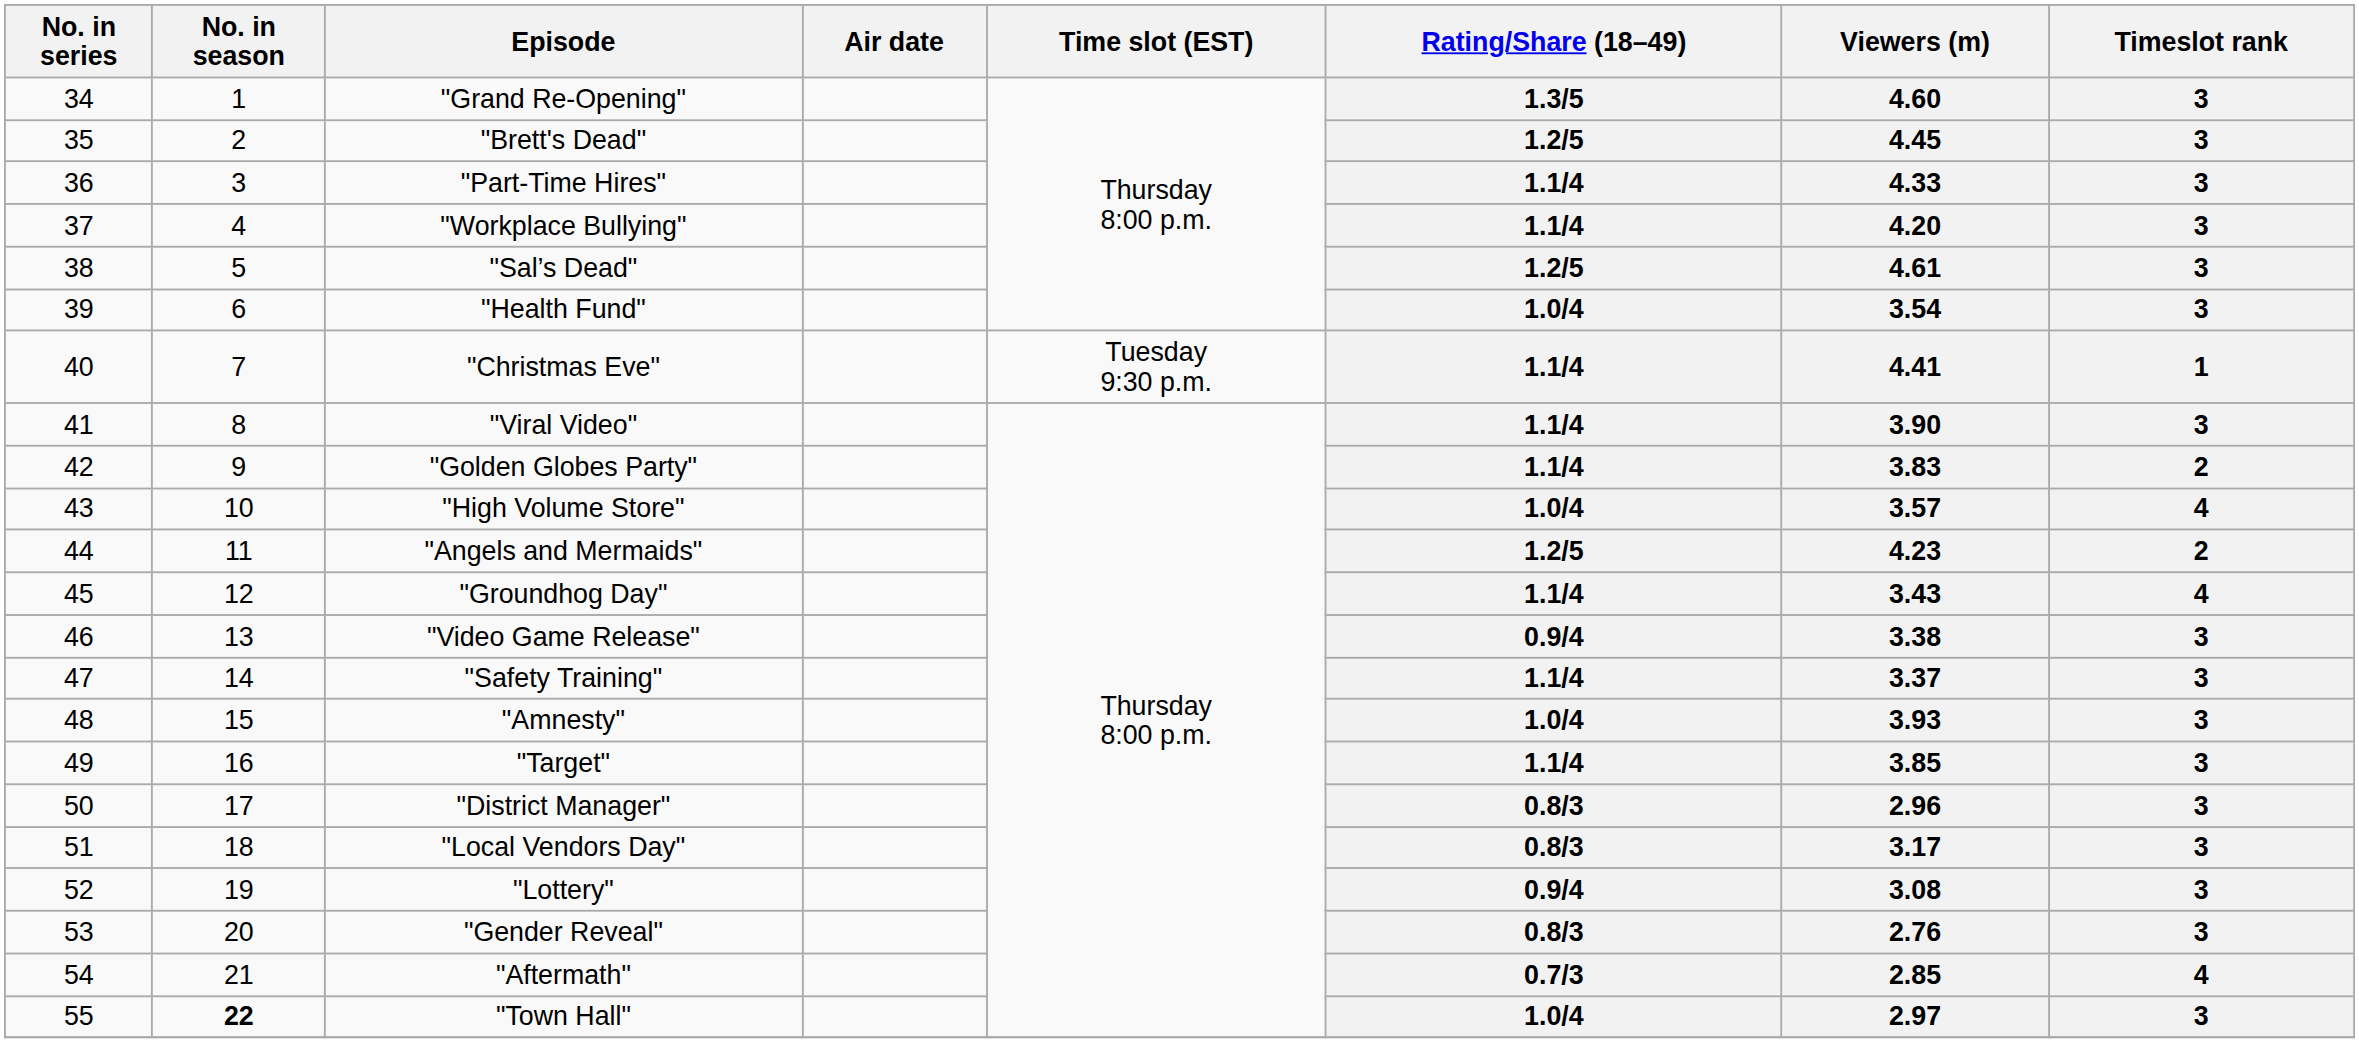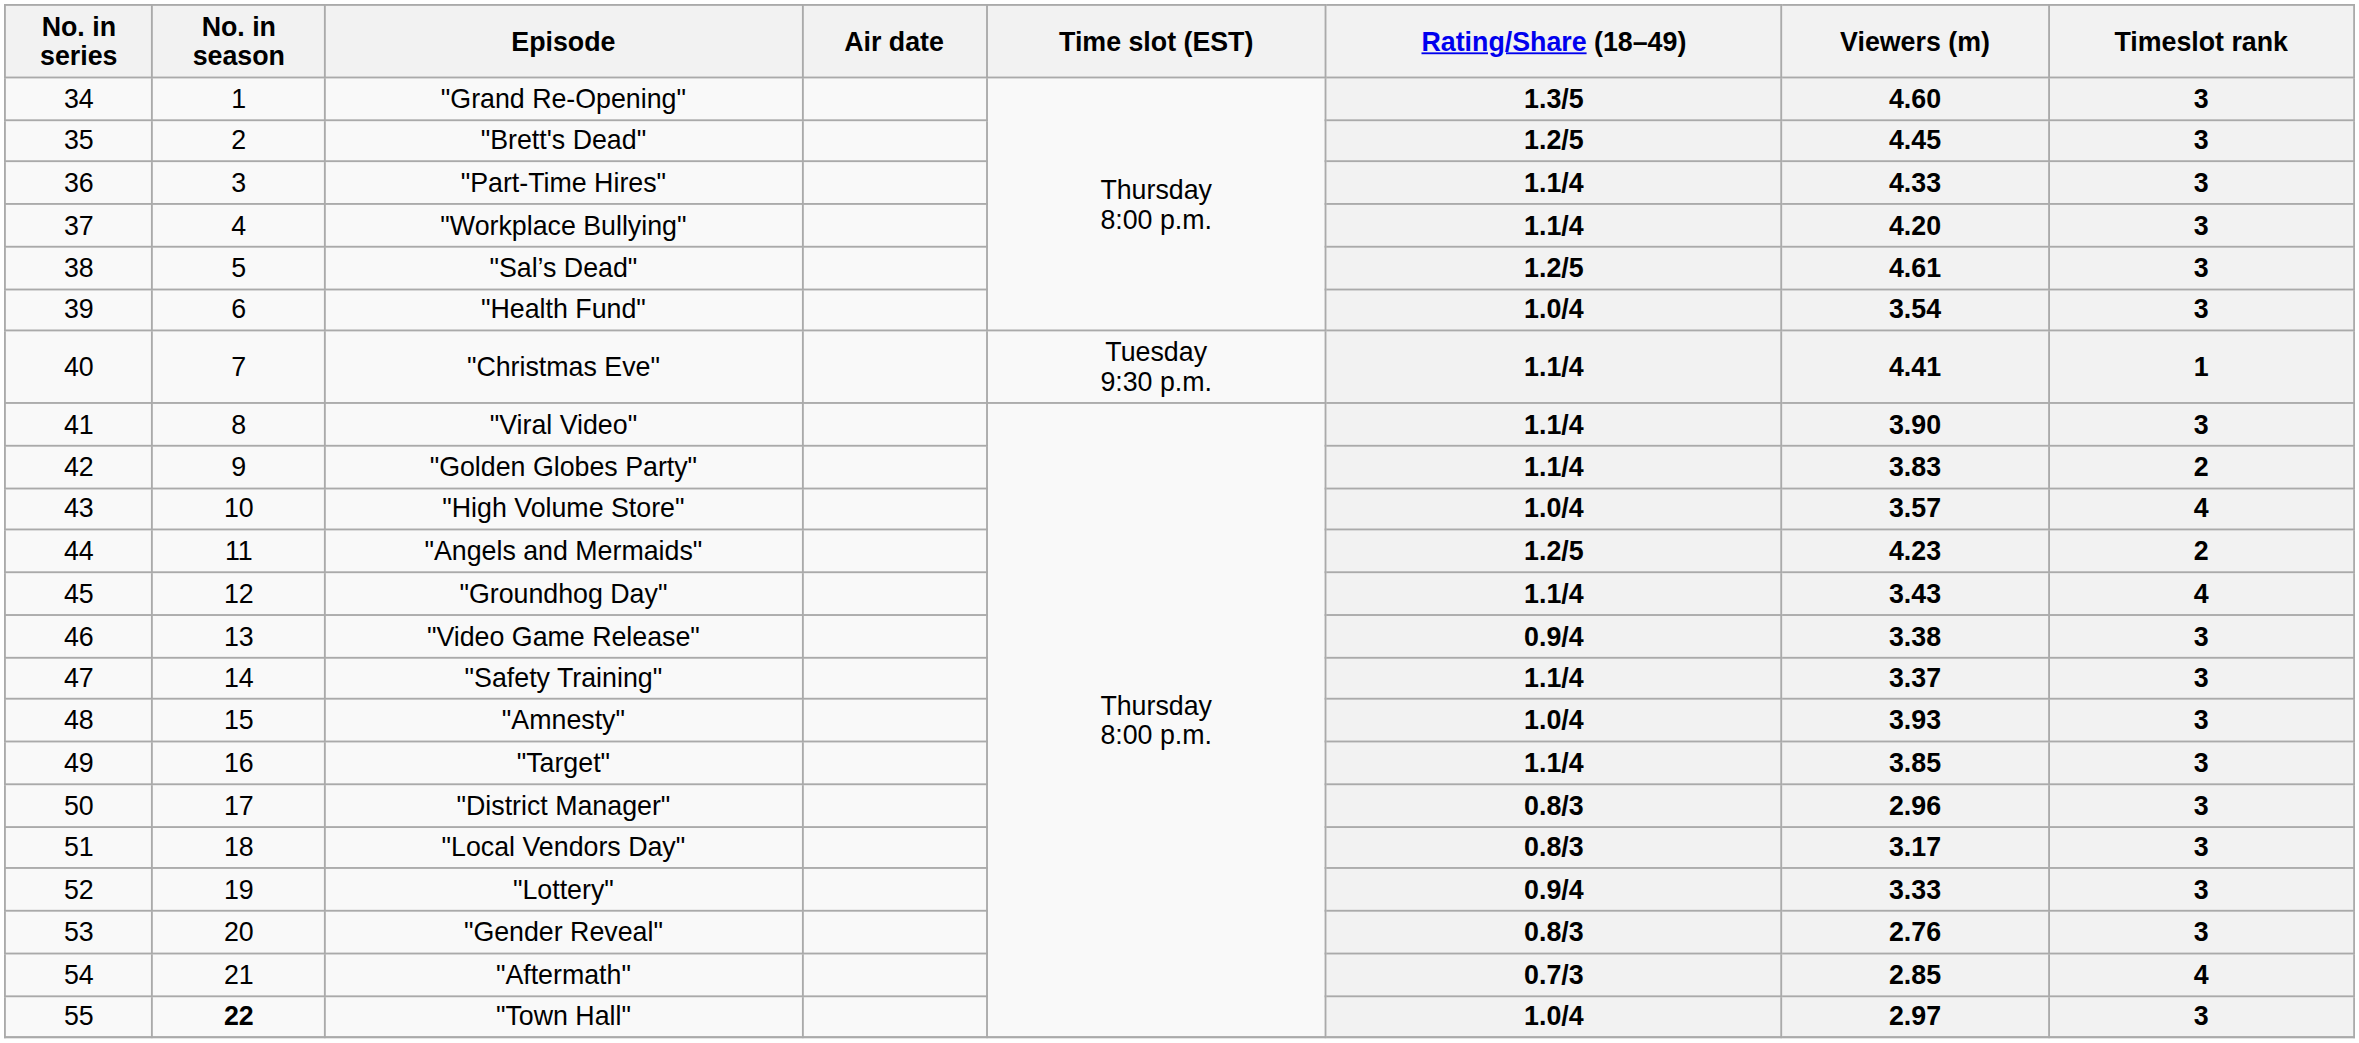(1915, 890) 3.08 -> (1915, 890) 3.33
